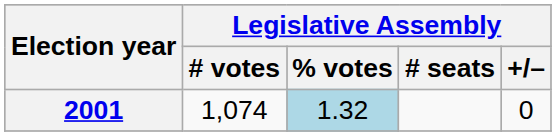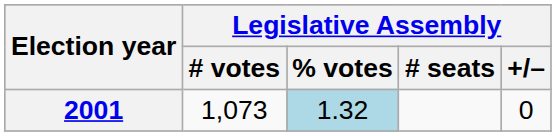(234, 109) 1,074 -> (234, 109) 1,073
